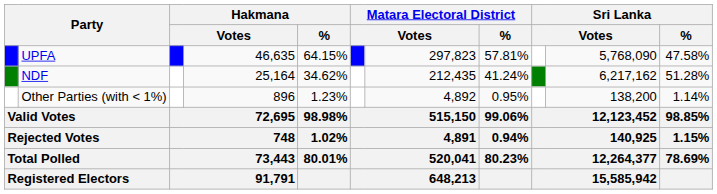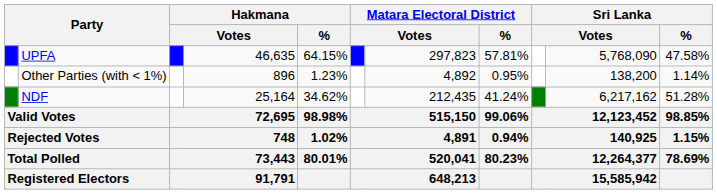rows swapped: (35, 76) <-> (94, 96)
